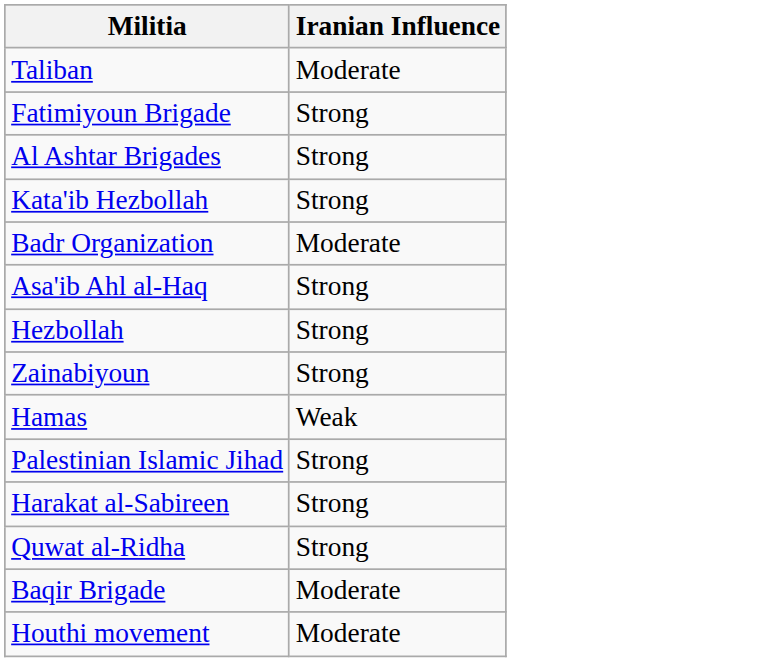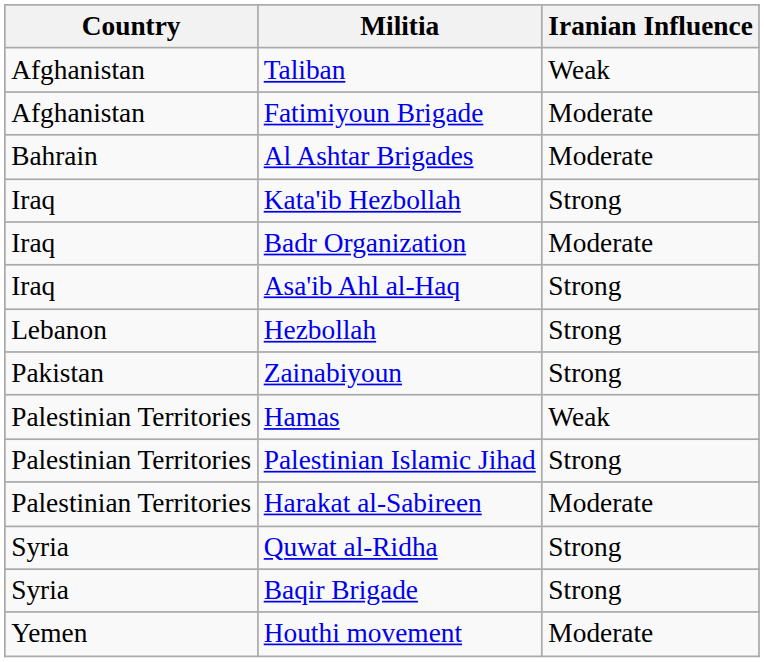+ column: (131, 26)
(348, 69) Moderate -> (579, 69) Weak
(332, 112) Strong -> (601, 112) Moderate
(332, 156) Strong -> (601, 156) Moderate
(332, 503) Strong -> (601, 503) Moderate
(348, 590) Moderate -> (585, 590) Strong
